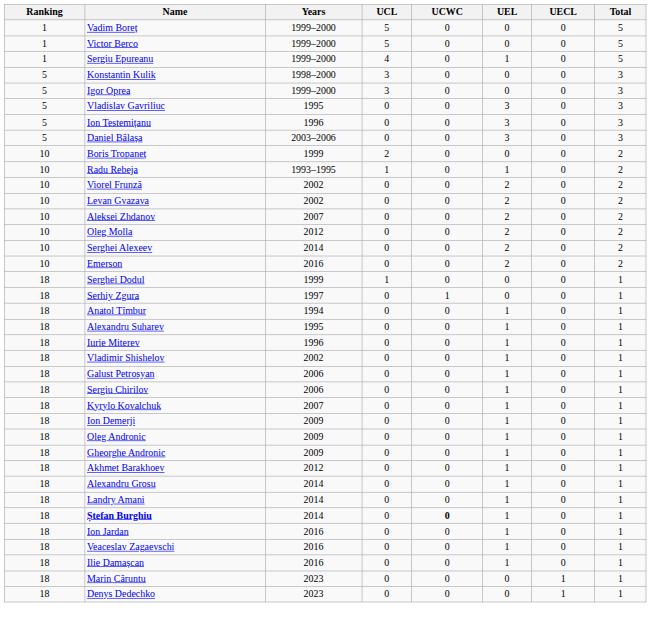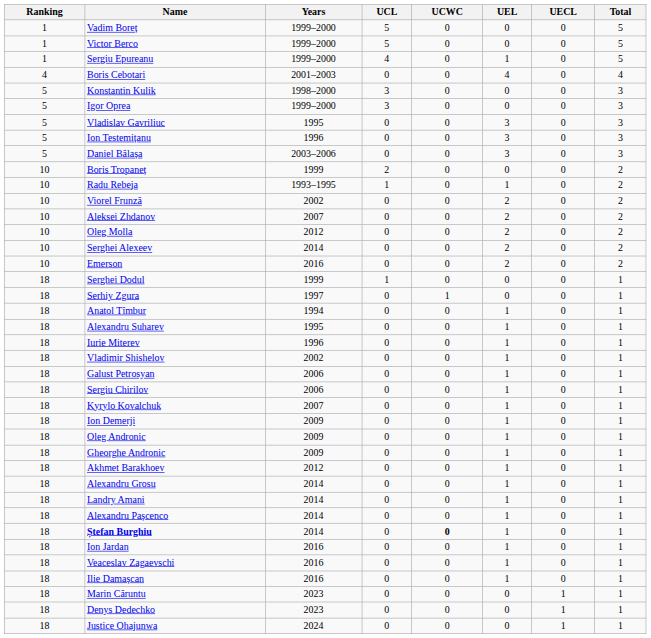+ row: (116, 75)
- row: (118, 201)
+ row: (128, 515)
+ row: (122, 625)
